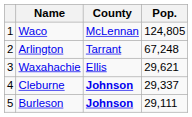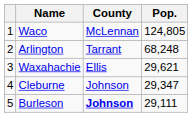(162, 49) 67,248 -> (162, 49) 68,248
(110, 85) bold -> (107, 85) normal
(162, 85) 29,337 -> (162, 85) 29,347
